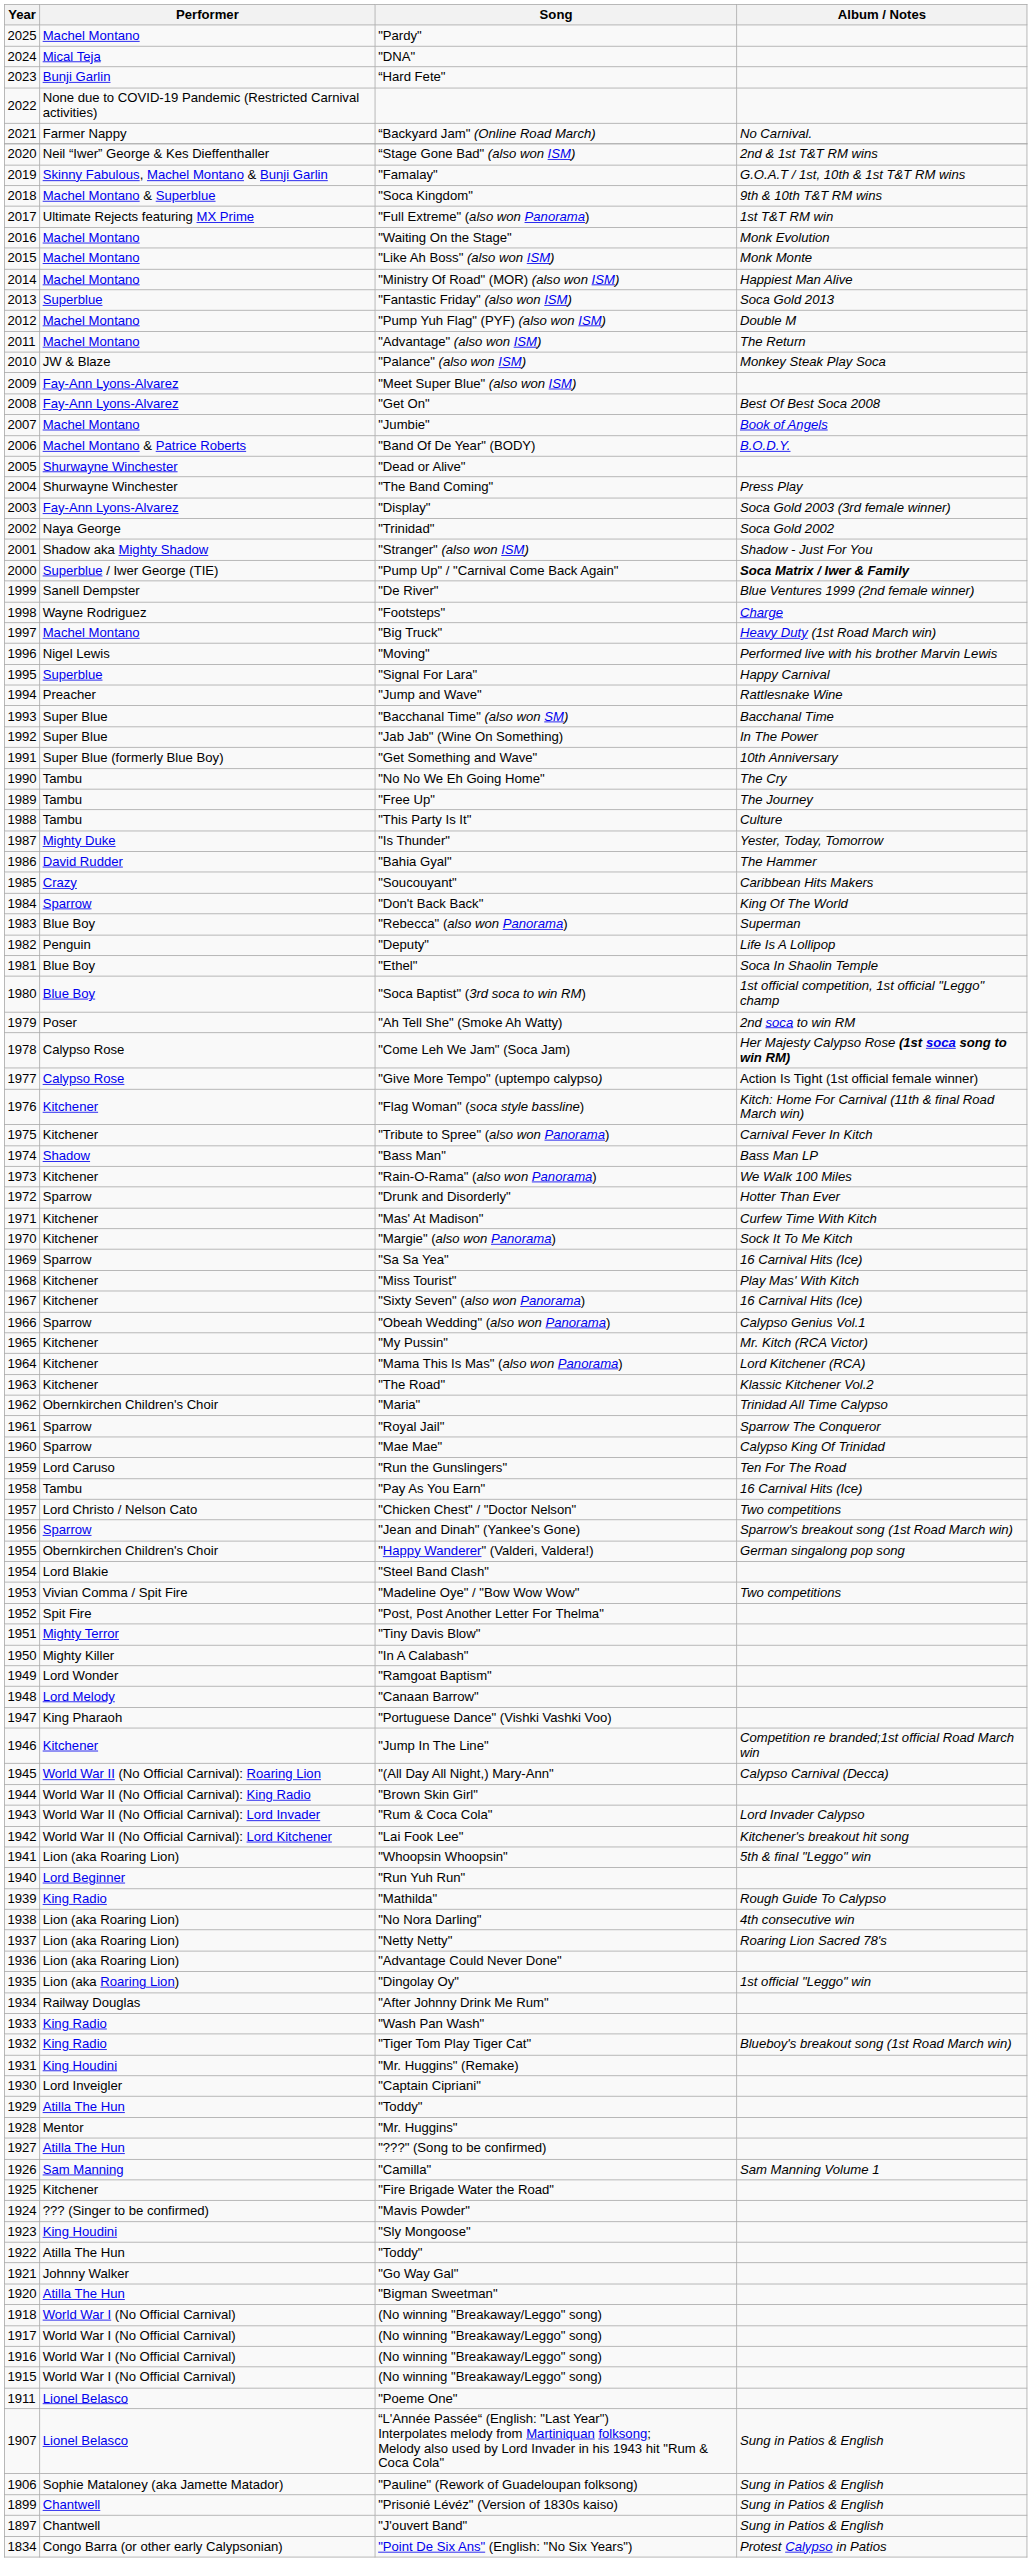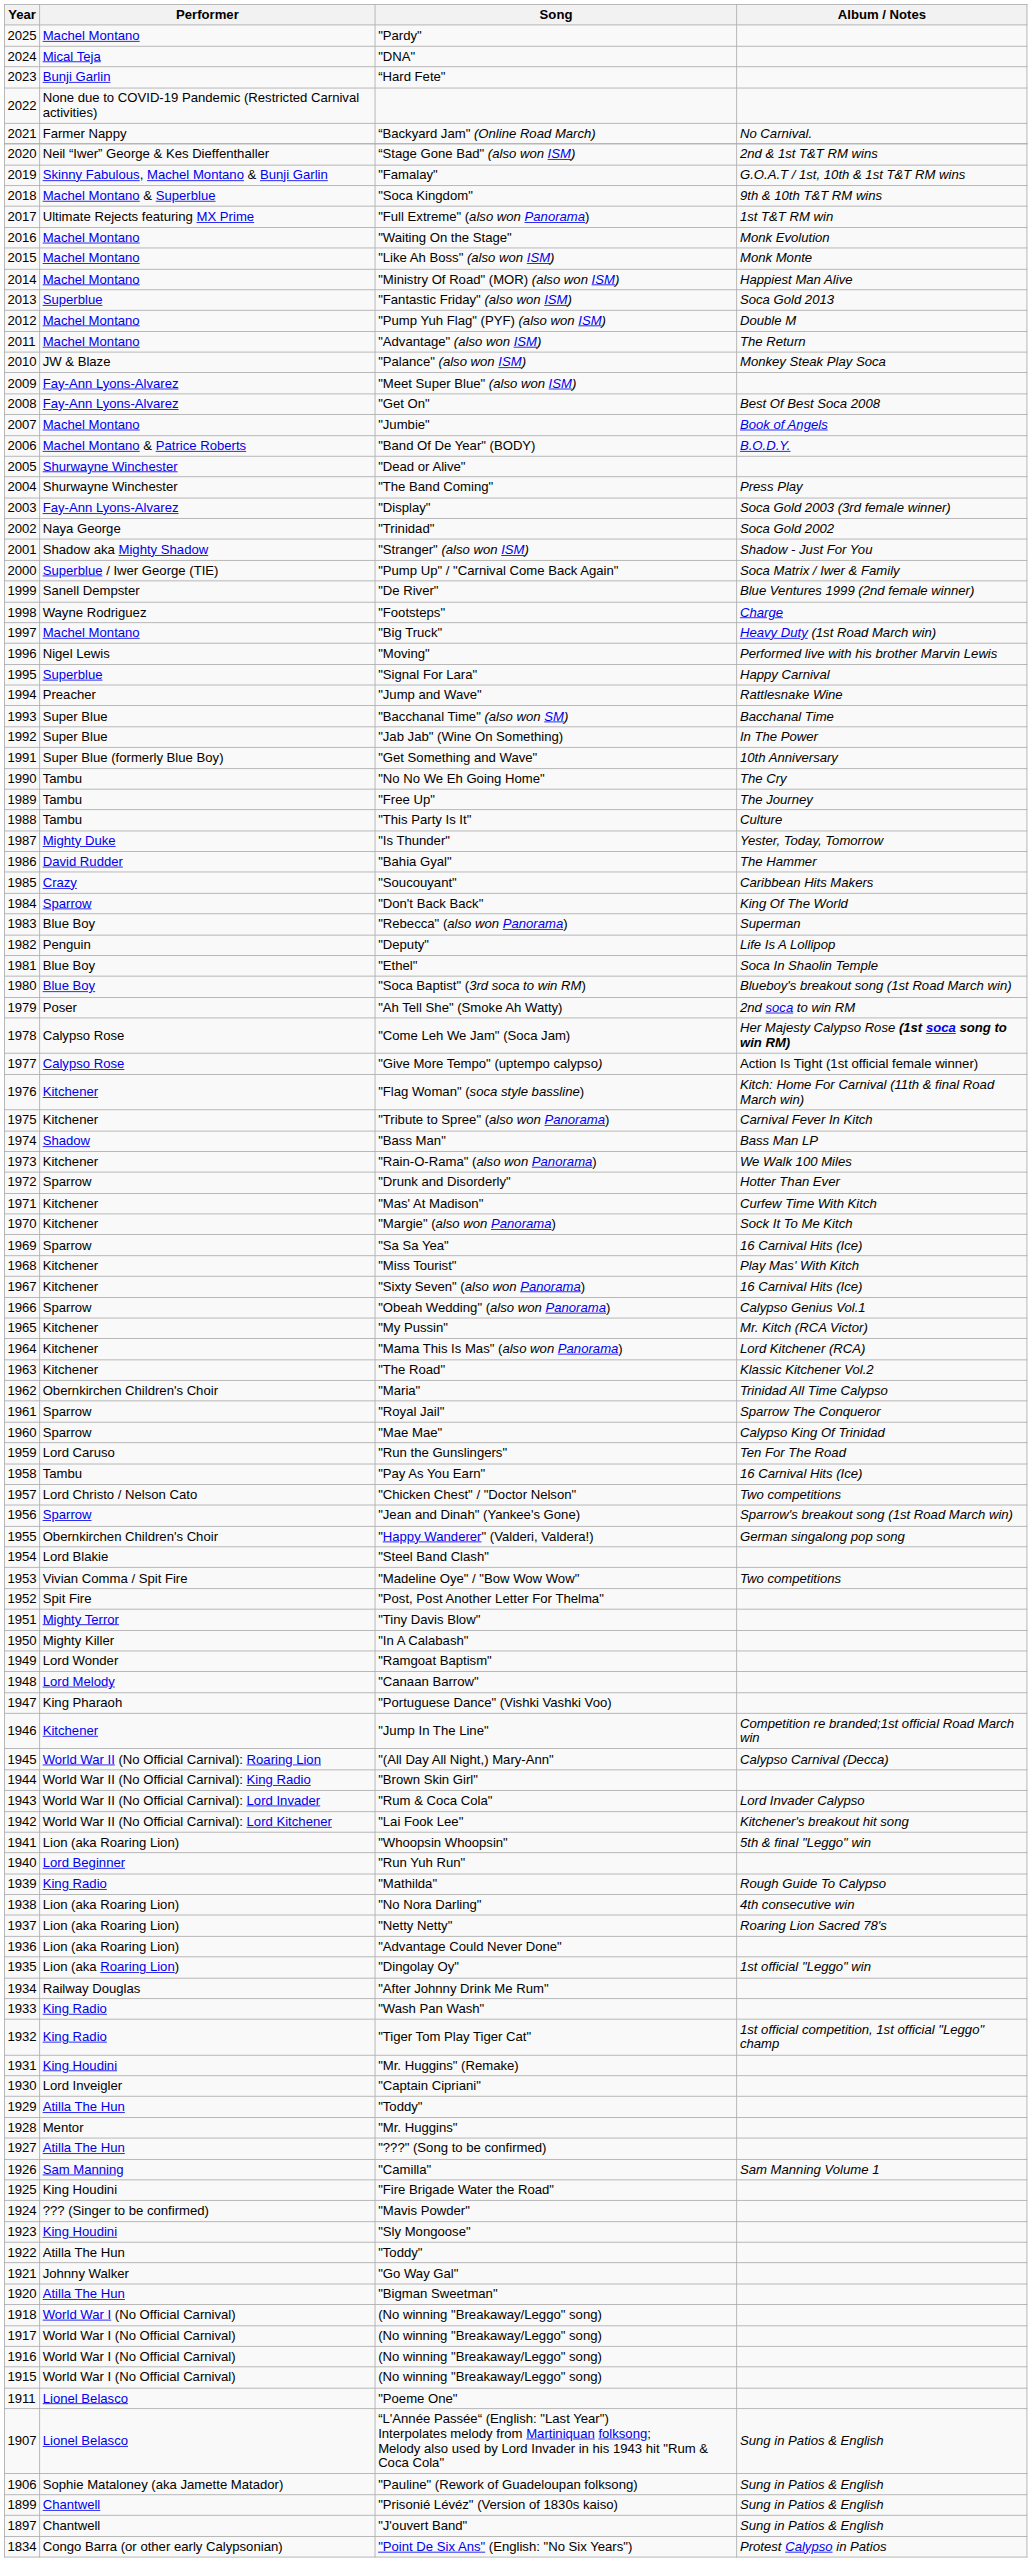(825, 570) bold -> (820, 570) normal
(862, 994) 1st official competition, 1st official "Leggo" champ -> (876, 986) Blueboy's breakout song (1st Road March win)
(876, 2044) Blueboy's breakout song (1st Road March win) -> (862, 2037) 1st official competition, 1st official "Leggo" champ
(70, 2190) Kitchener -> (80, 2190) King Houdini
